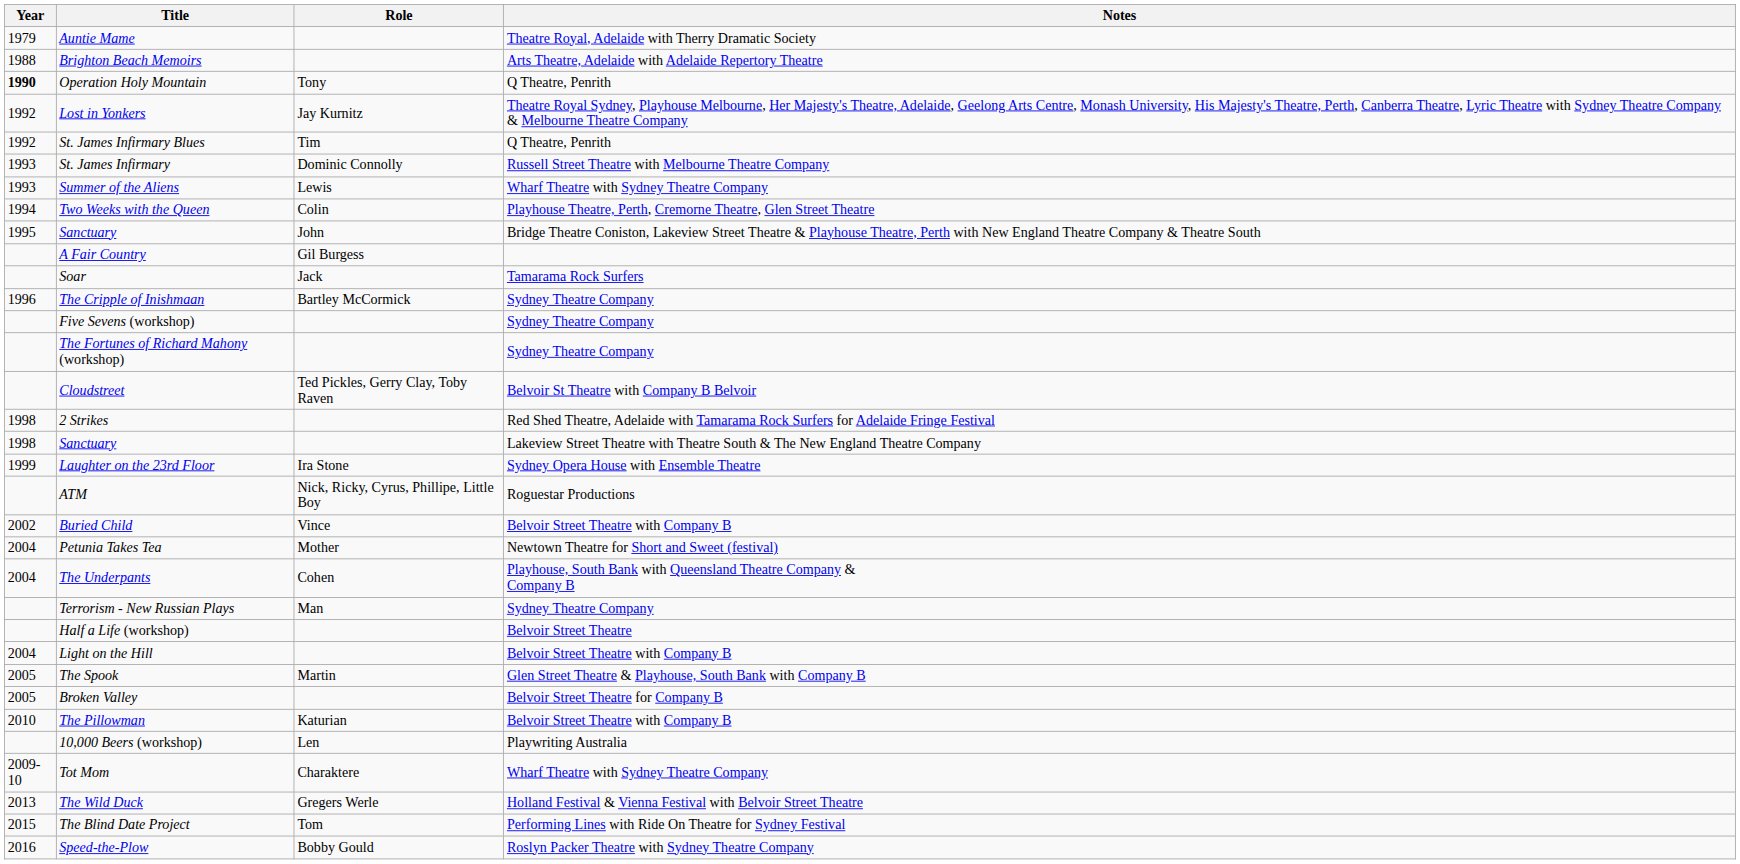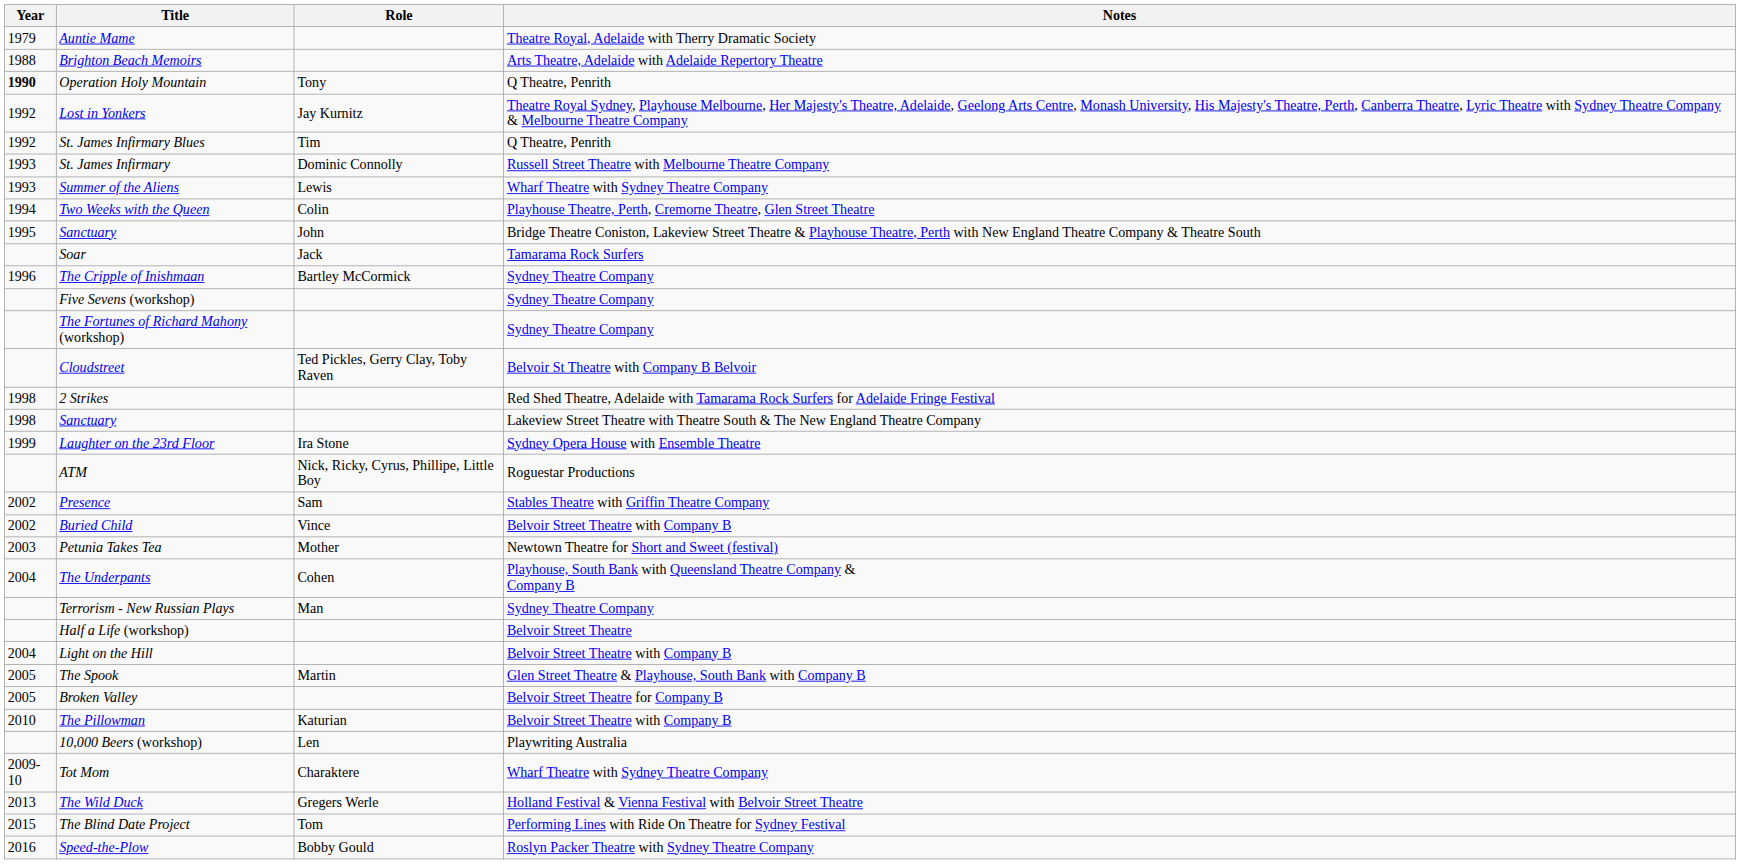- row: (103, 254)
+ row: (85, 503)
(22, 547) 2004 -> (22, 547) 2003
